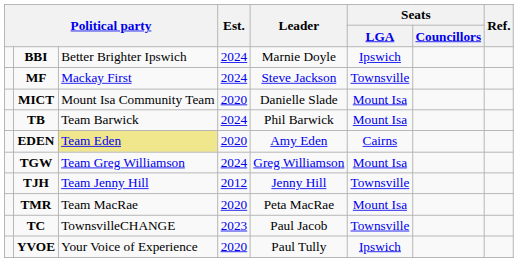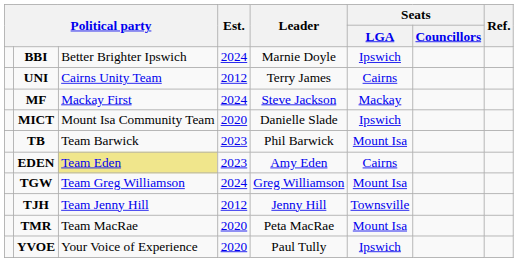+ row: (36, 78)
(380, 78) Townsville -> (380, 99) Mackay
(380, 99) Mount Isa -> (380, 120) Ipswich
(234, 120) 2024 -> (234, 141) 2023
(234, 141) 2020 -> (234, 162) 2023
- row: (36, 225)
